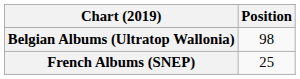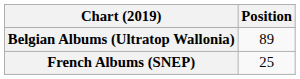(267, 39) 98 -> (267, 39) 89
